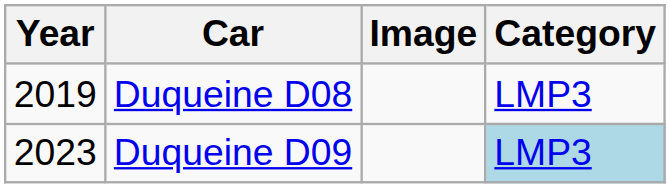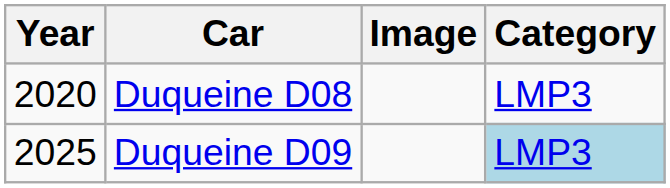(55, 93) 2019 -> (55, 93) 2020
(55, 152) 2023 -> (55, 152) 2025
